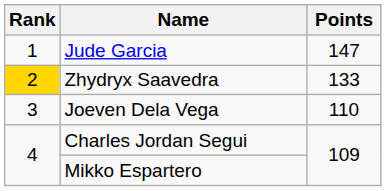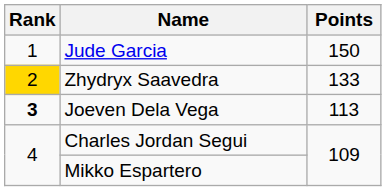(344, 50) 147 -> (344, 50) 150
(32, 110) normal -> (32, 110) bold
(344, 110) 110 -> (344, 110) 113
